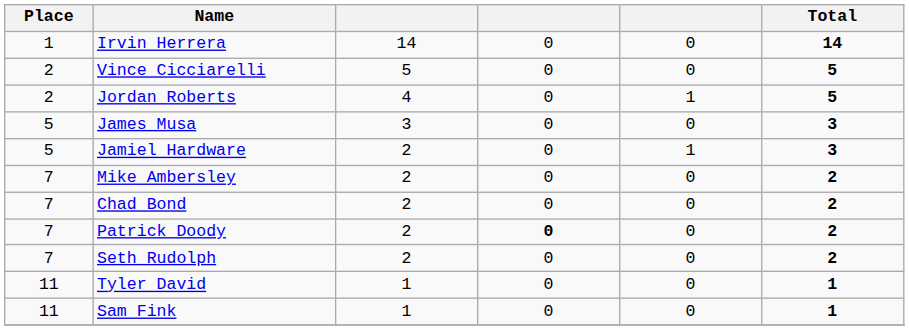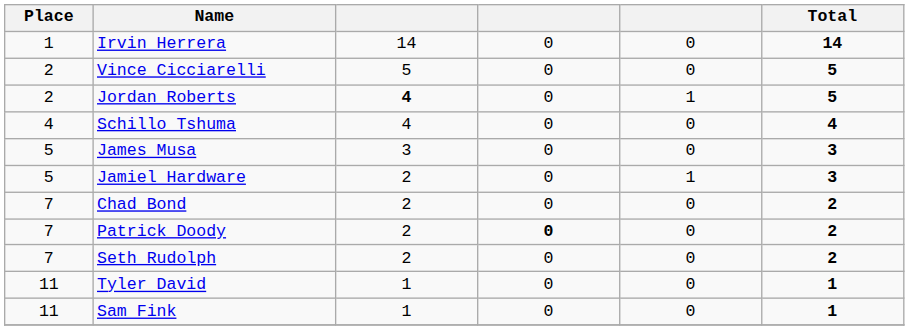(406, 99) normal -> (406, 99) bold
+ row: (166, 125)
- row: (166, 179)
